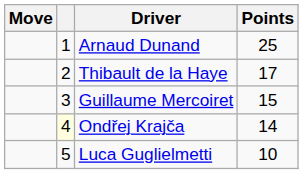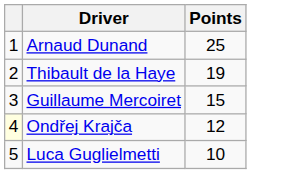- column: (31, 18)
(268, 72) 17 -> (216, 72) 19
(268, 127) 14 -> (216, 127) 12
